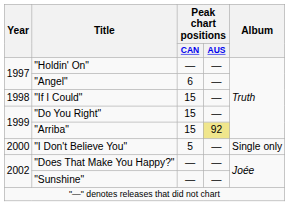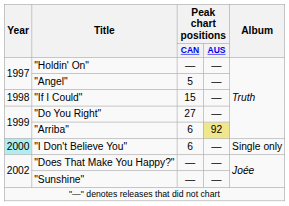(190, 81) 6 -> (190, 81) 5
(190, 114) 15 -> (190, 114) 27
(190, 130) 15 -> (190, 130) 6
(18, 146) no background -> (18, 146) paleturquoise background
(190, 146) 5 -> (190, 146) 6
